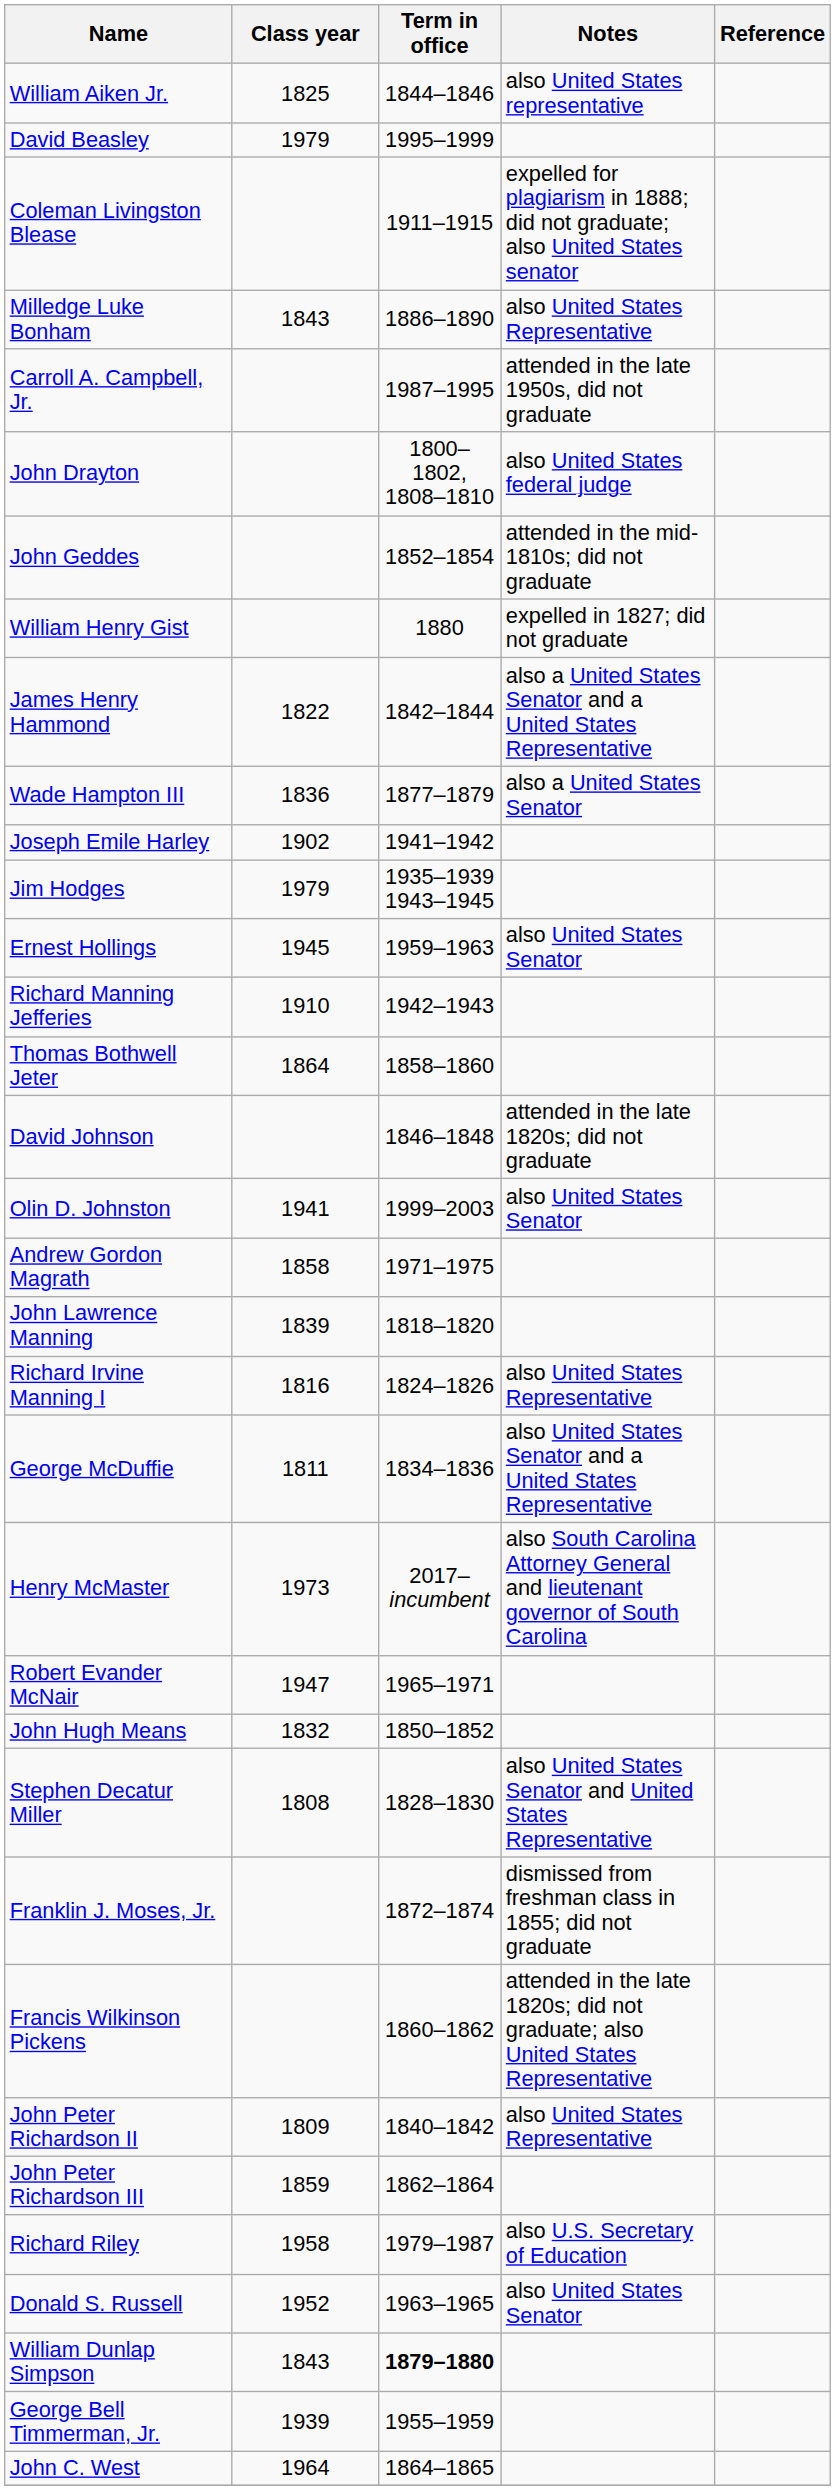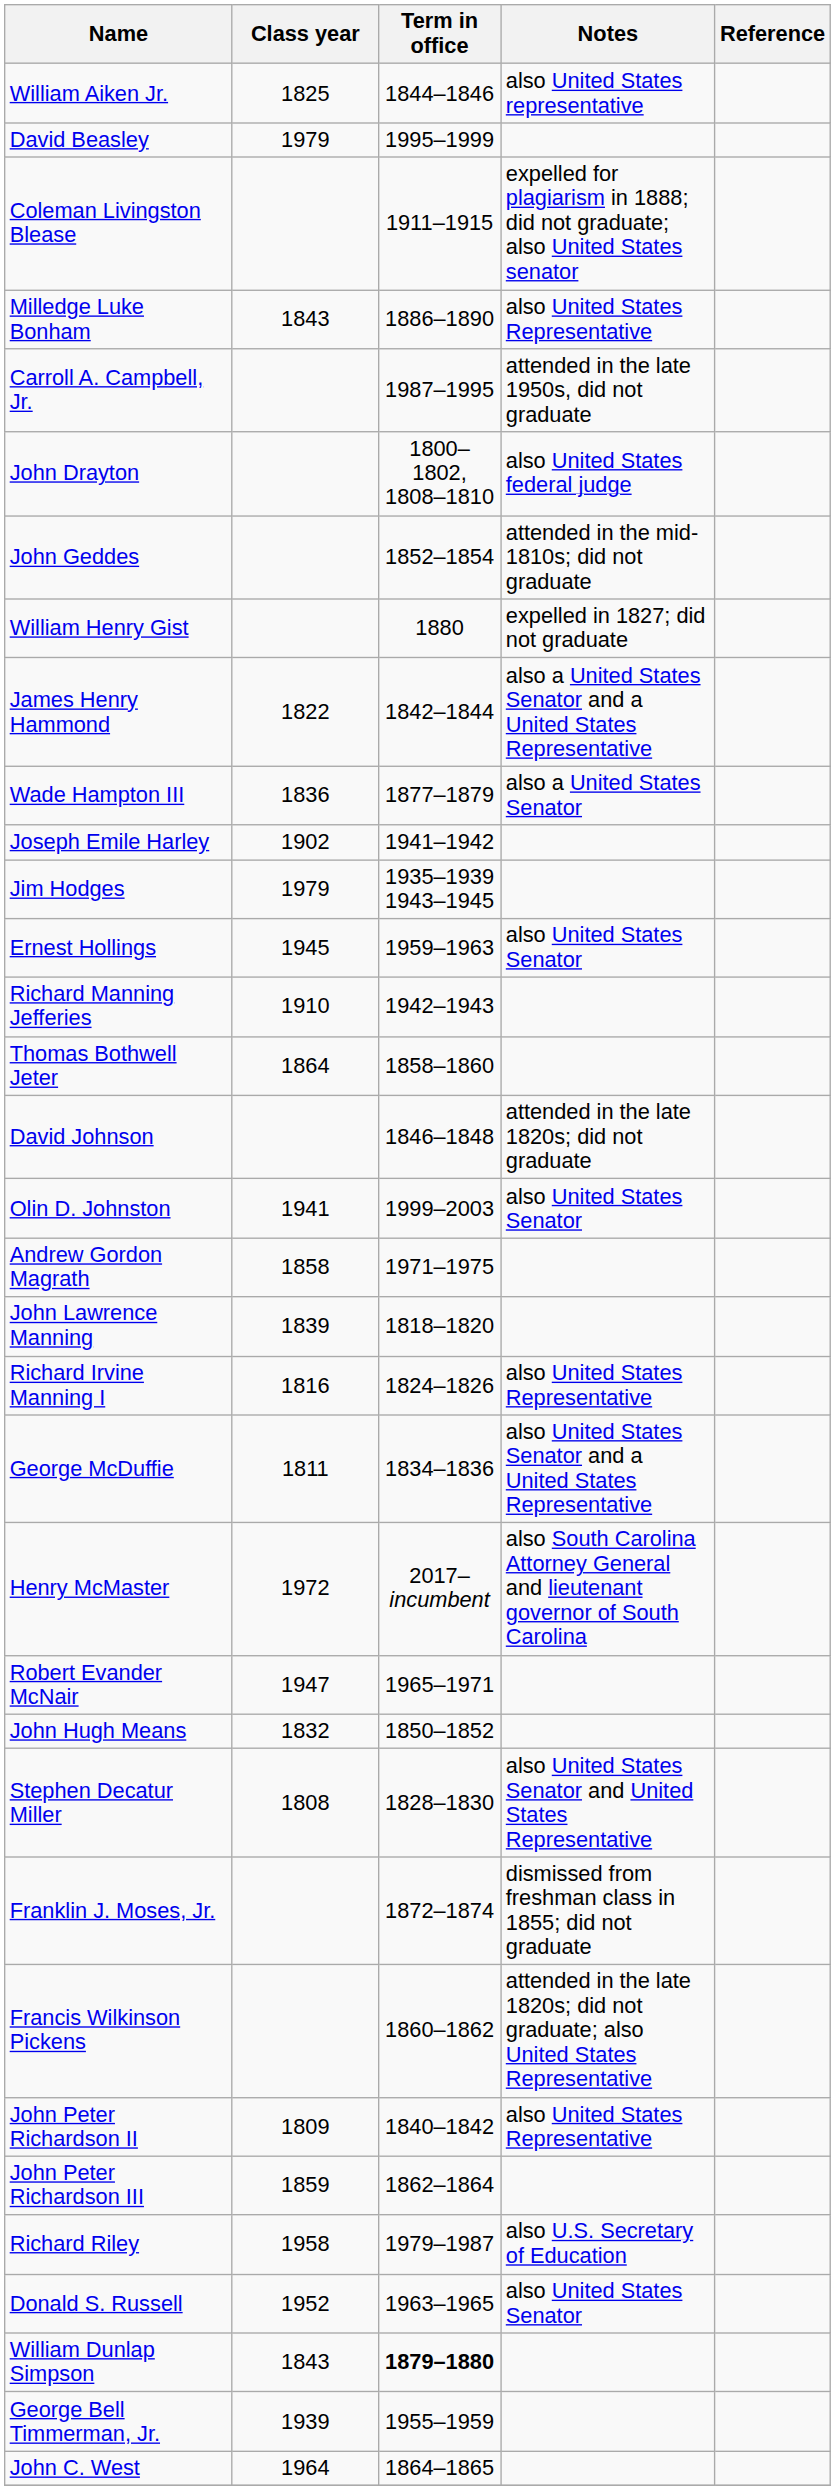(305, 1588) 1973 -> (305, 1588) 1972
